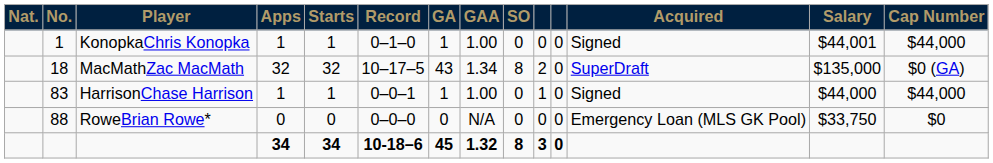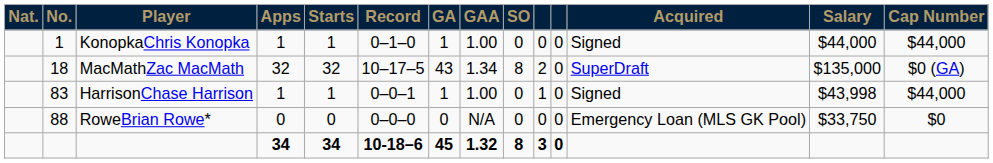(847, 42) $44,001 -> (847, 42) $44,000
(847, 94) $44,000 -> (847, 94) $43,998
